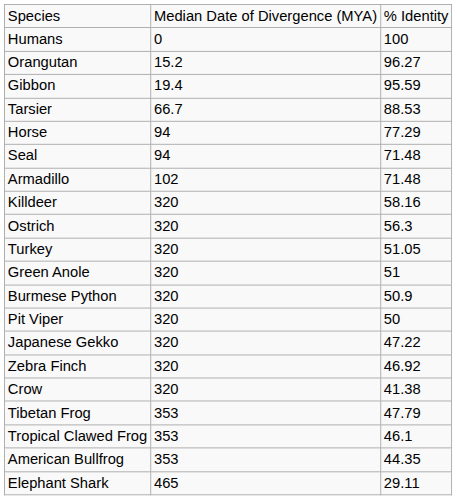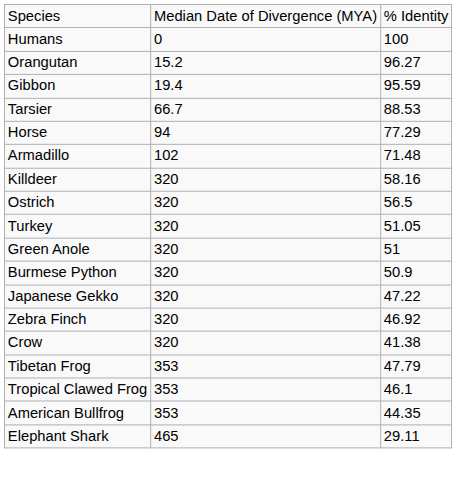- row: (23, 156)
(398, 226) 56.3 -> (398, 202) 56.5
- row: (36, 319)
